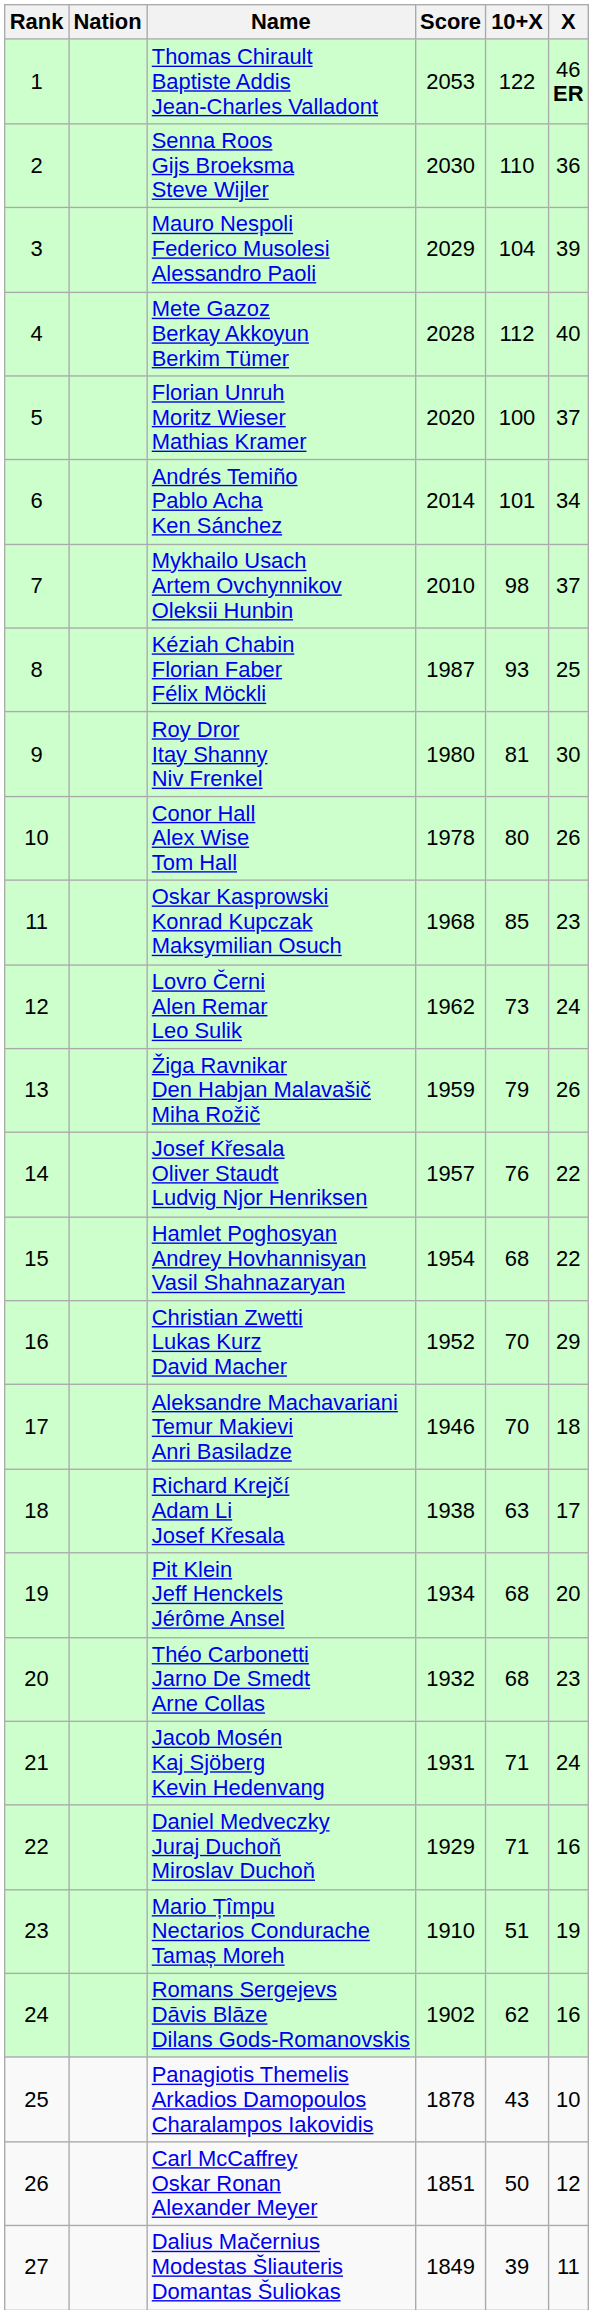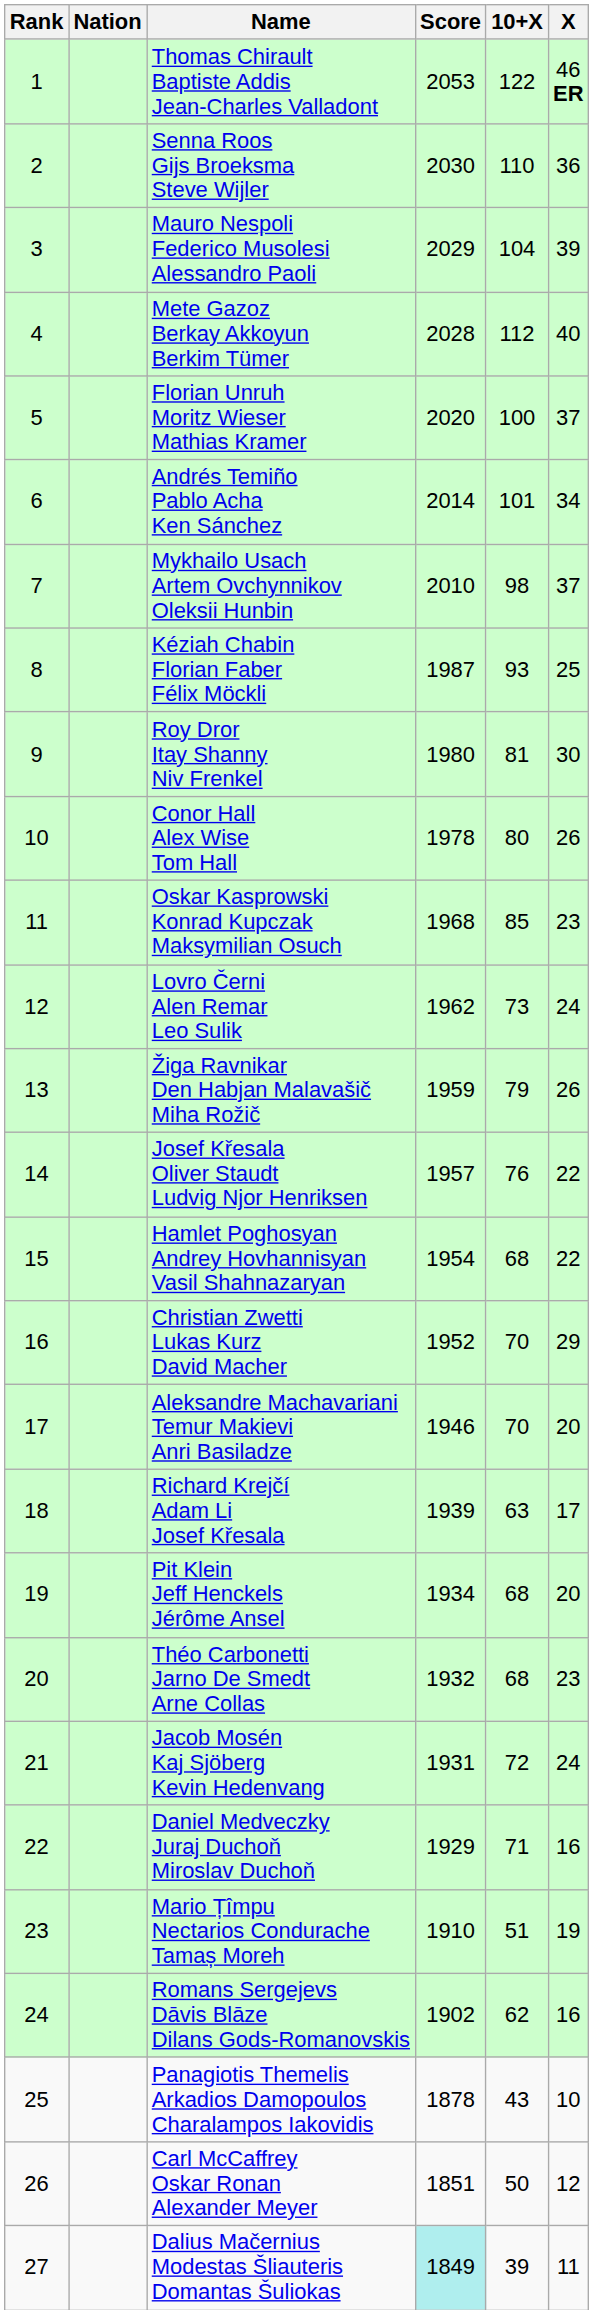(568, 1426) 18 -> (568, 1426) 20
(451, 1510) 1938 -> (451, 1510) 1939
(517, 1762) 71 -> (517, 1762) 72
(451, 2267) no background -> (451, 2267) paleturquoise background
